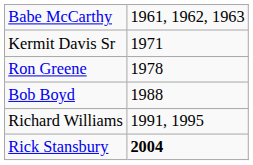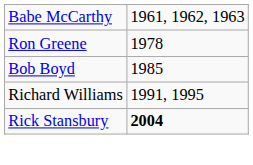- row: (62, 43)
(147, 95) 1988 -> (147, 69) 1985
